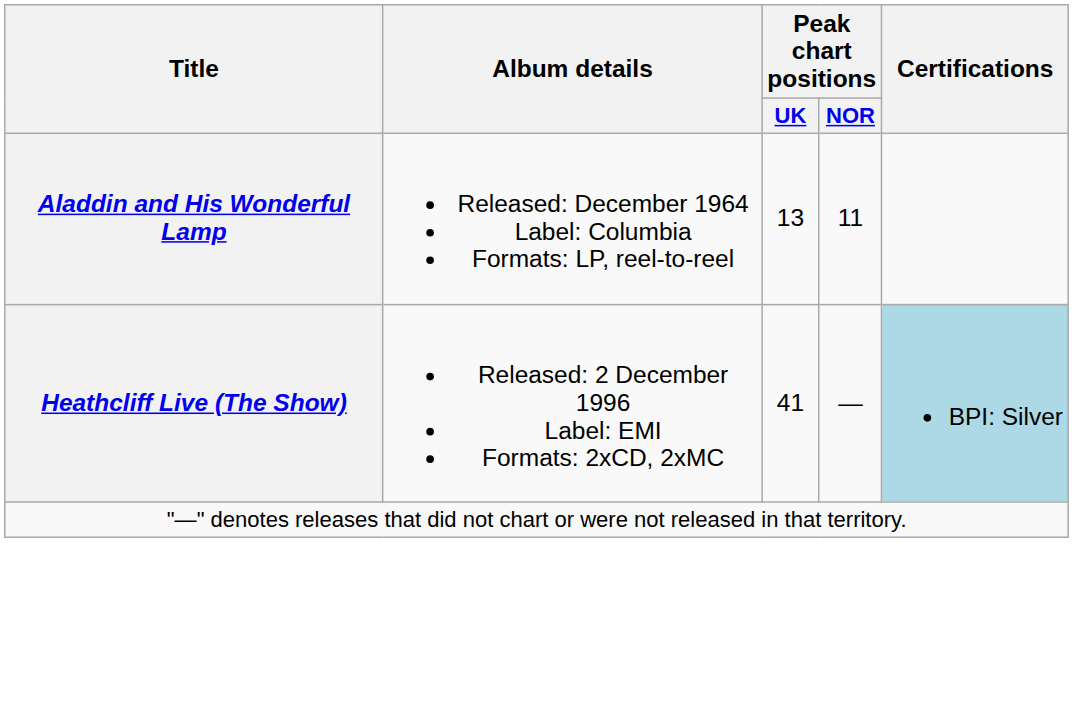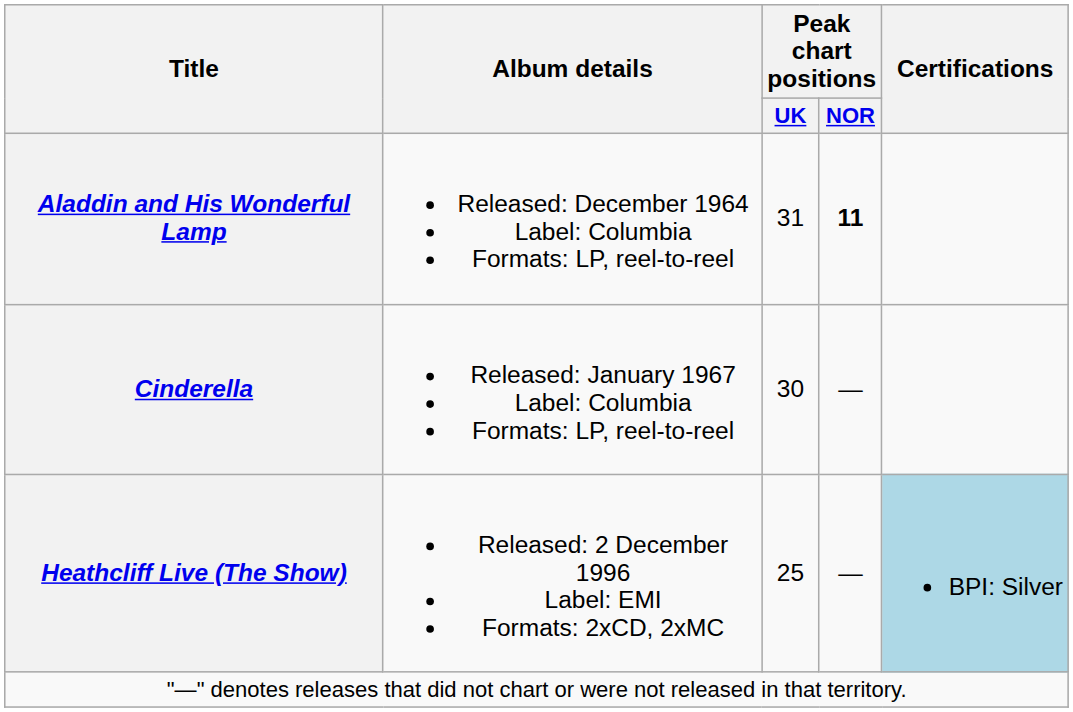(790, 218) 13 -> (790, 218) 31
(851, 218) normal -> (851, 218) bold
+ row: (194, 388)
(790, 402) 41 -> (790, 572) 25
